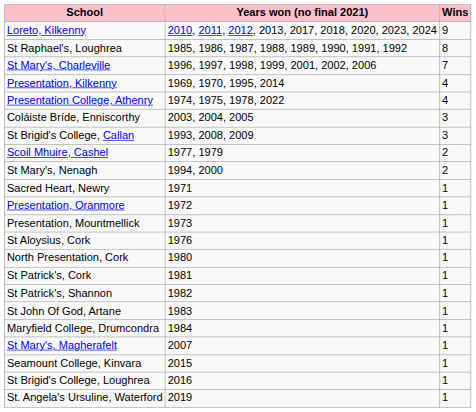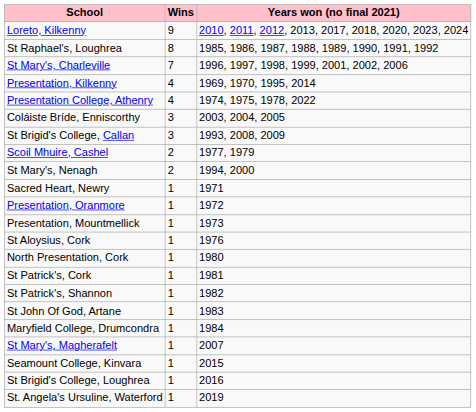columns swapped: (455, 13) <-> (302, 13)
